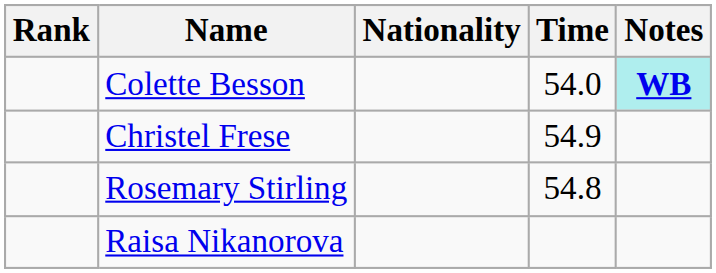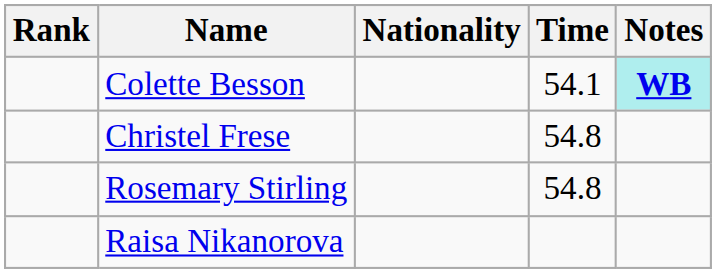(573, 83) 54.0 -> (573, 83) 54.1
(573, 135) 54.9 -> (573, 135) 54.8
